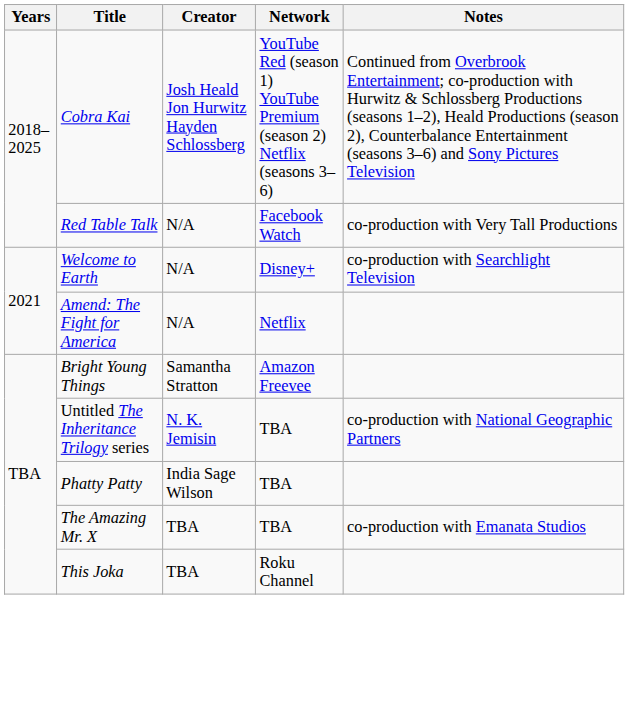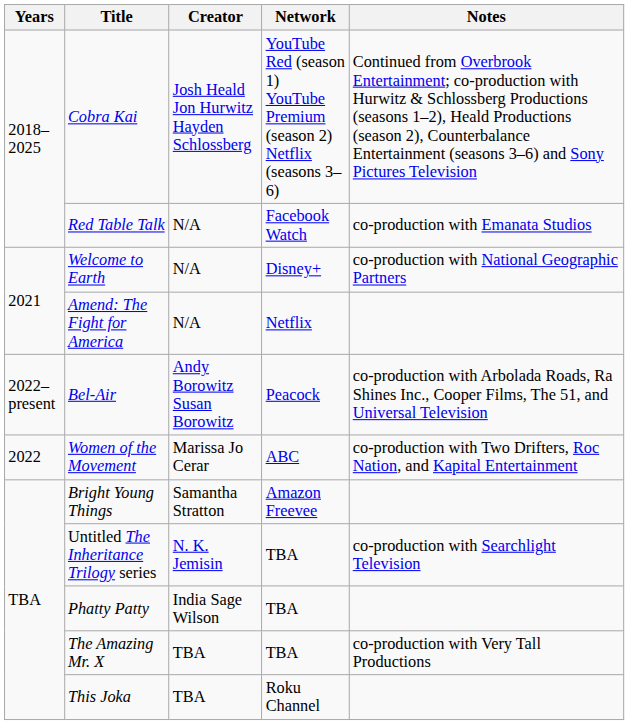(482, 225) co-production with Very Tall Productions -> (472, 225) co-production with Emanata Studios
(449, 269) co-production with Searchlight Television -> (485, 269) co-production with National Geographic Partners
+ row: (92, 394)
+ row: (112, 457)
(480, 429) co-production with National Geographic Partners -> (454, 554) co-production with Searchlight Television
(467, 527) co-production with Emanata Studios -> (447, 652) co-production with Very Tall Productions
